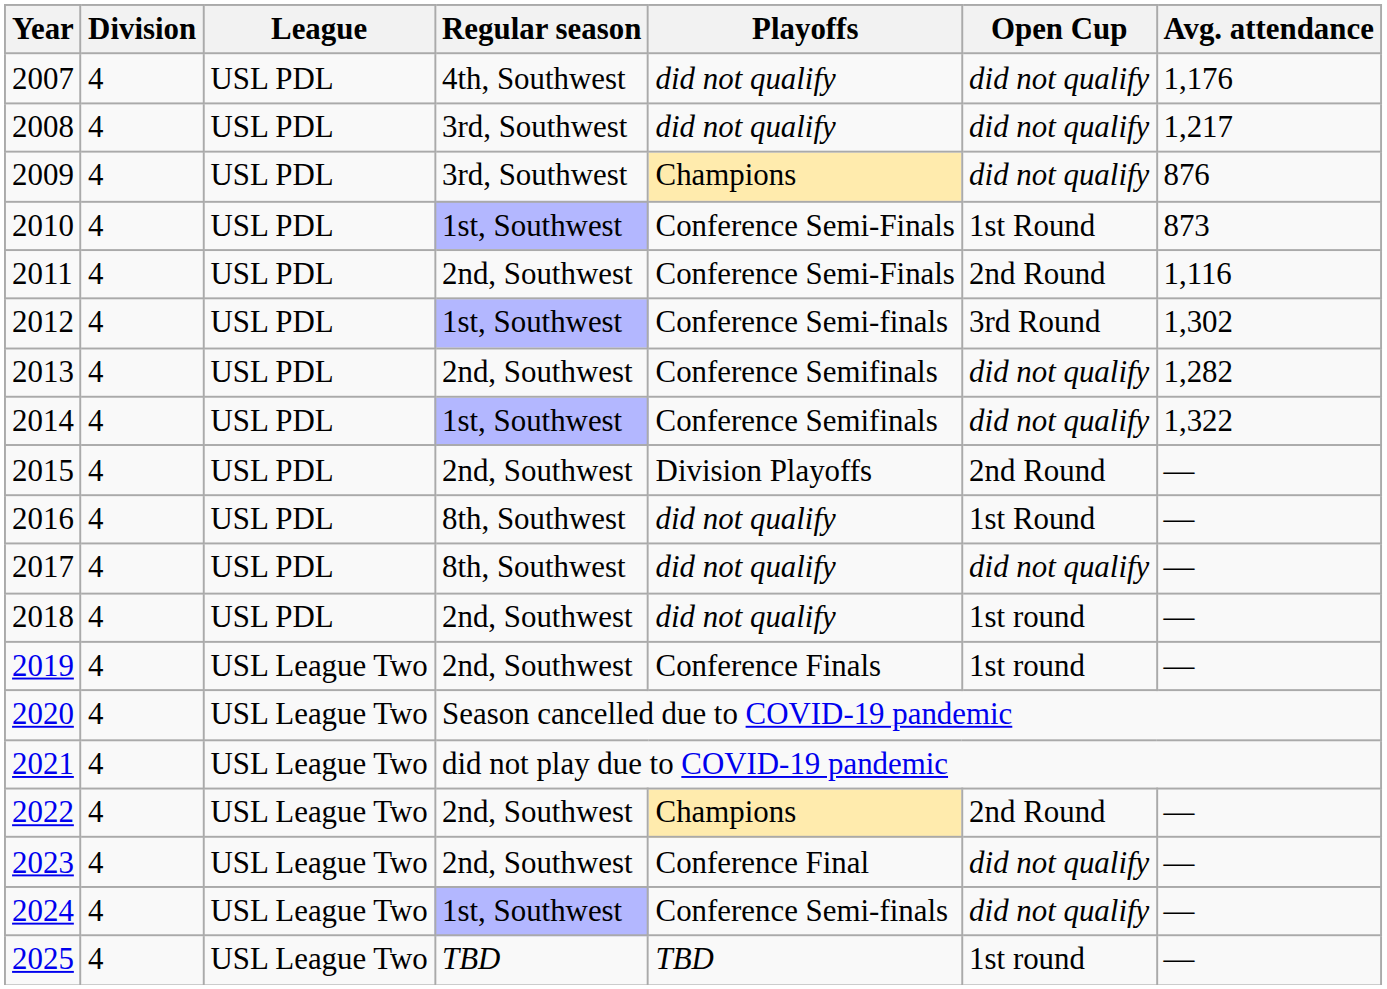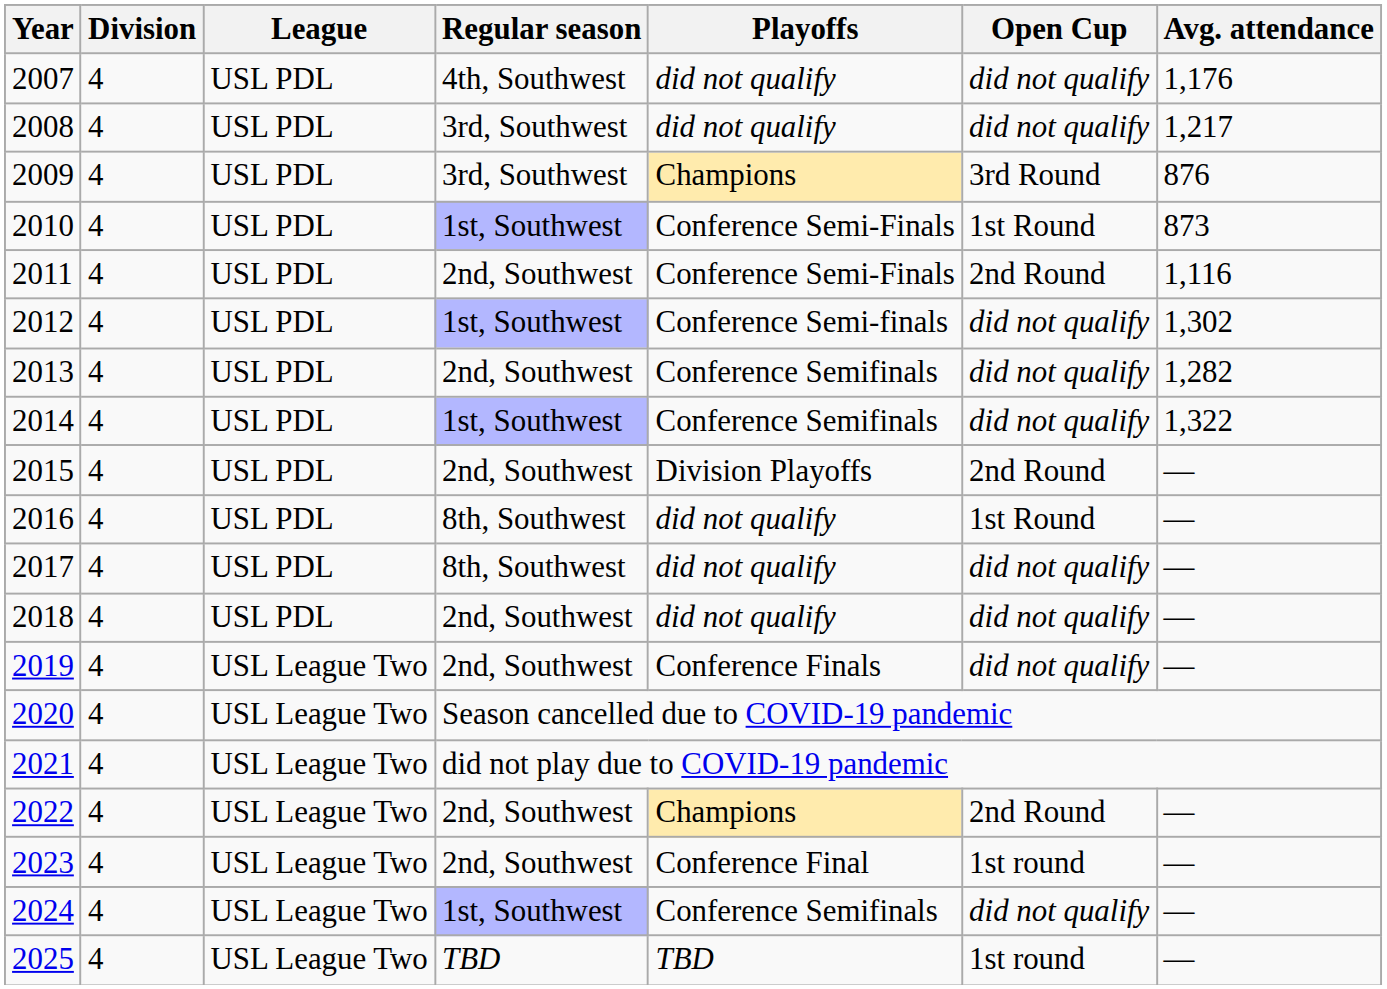(1059, 175) did not qualify -> (1035, 175) 3rd Round
(1035, 322) 3rd Round -> (1059, 322) did not qualify
(1027, 616) 1st round -> (1059, 616) did not qualify
(1027, 665) 1st round -> (1059, 665) did not qualify
(1059, 861) did not qualify -> (1027, 861) 1st round
(802, 910) Conference Semi-finals -> (797, 910) Conference Semifinals
